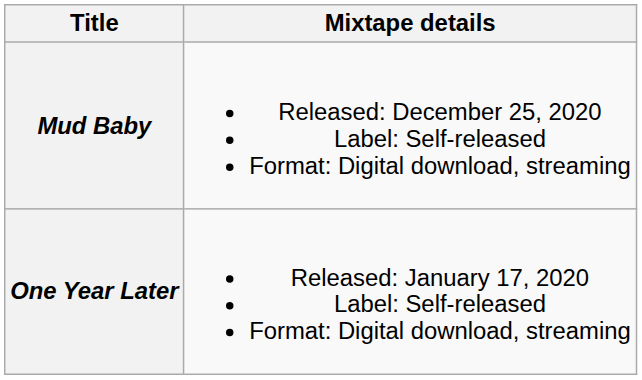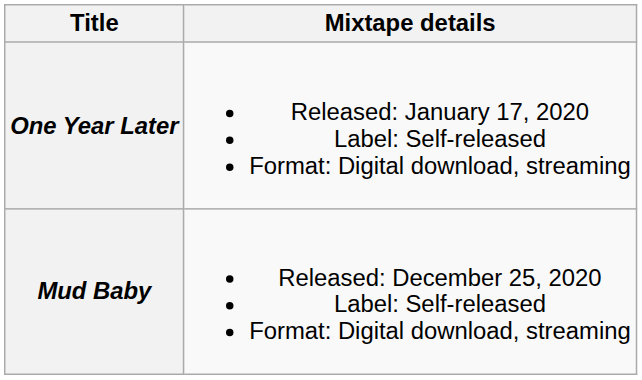rows swapped: (94, 291) <-> (94, 125)
